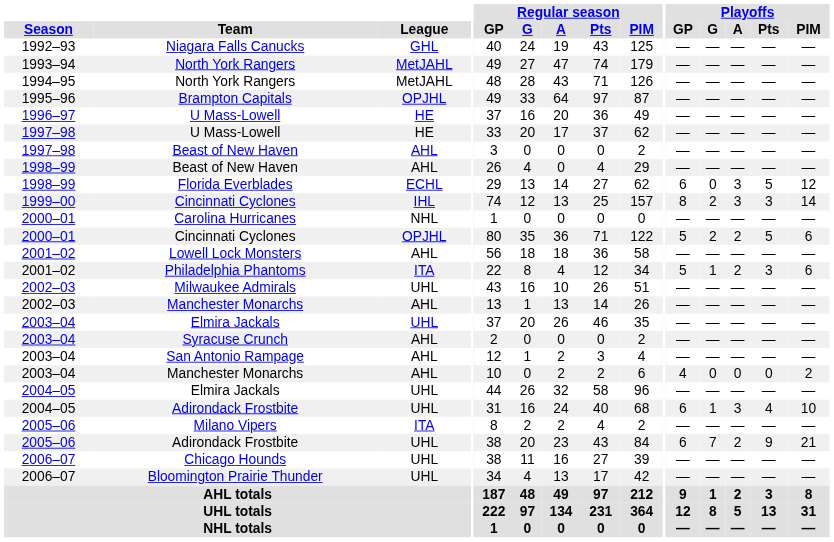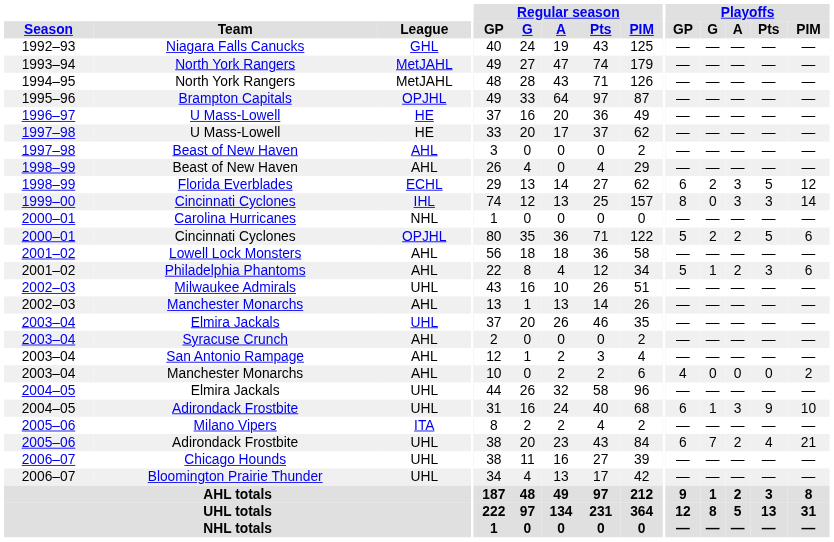(713, 184) 0 -> (713, 184) 2
(713, 201) 2 -> (713, 201) 0
(424, 270) ITA -> (424, 270) AHL
(769, 408) 4 -> (769, 408) 9
(769, 442) 9 -> (769, 442) 4
